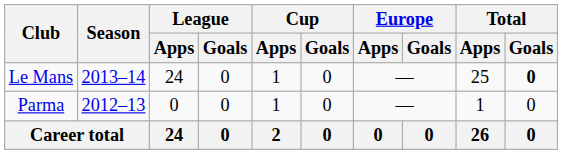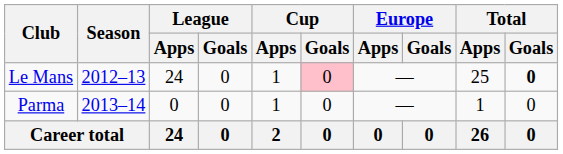(113, 76) 2013–14 -> (113, 76) 2012–13
(327, 76) no background -> (327, 76) pink background
(113, 105) 2012–13 -> (113, 105) 2013–14
